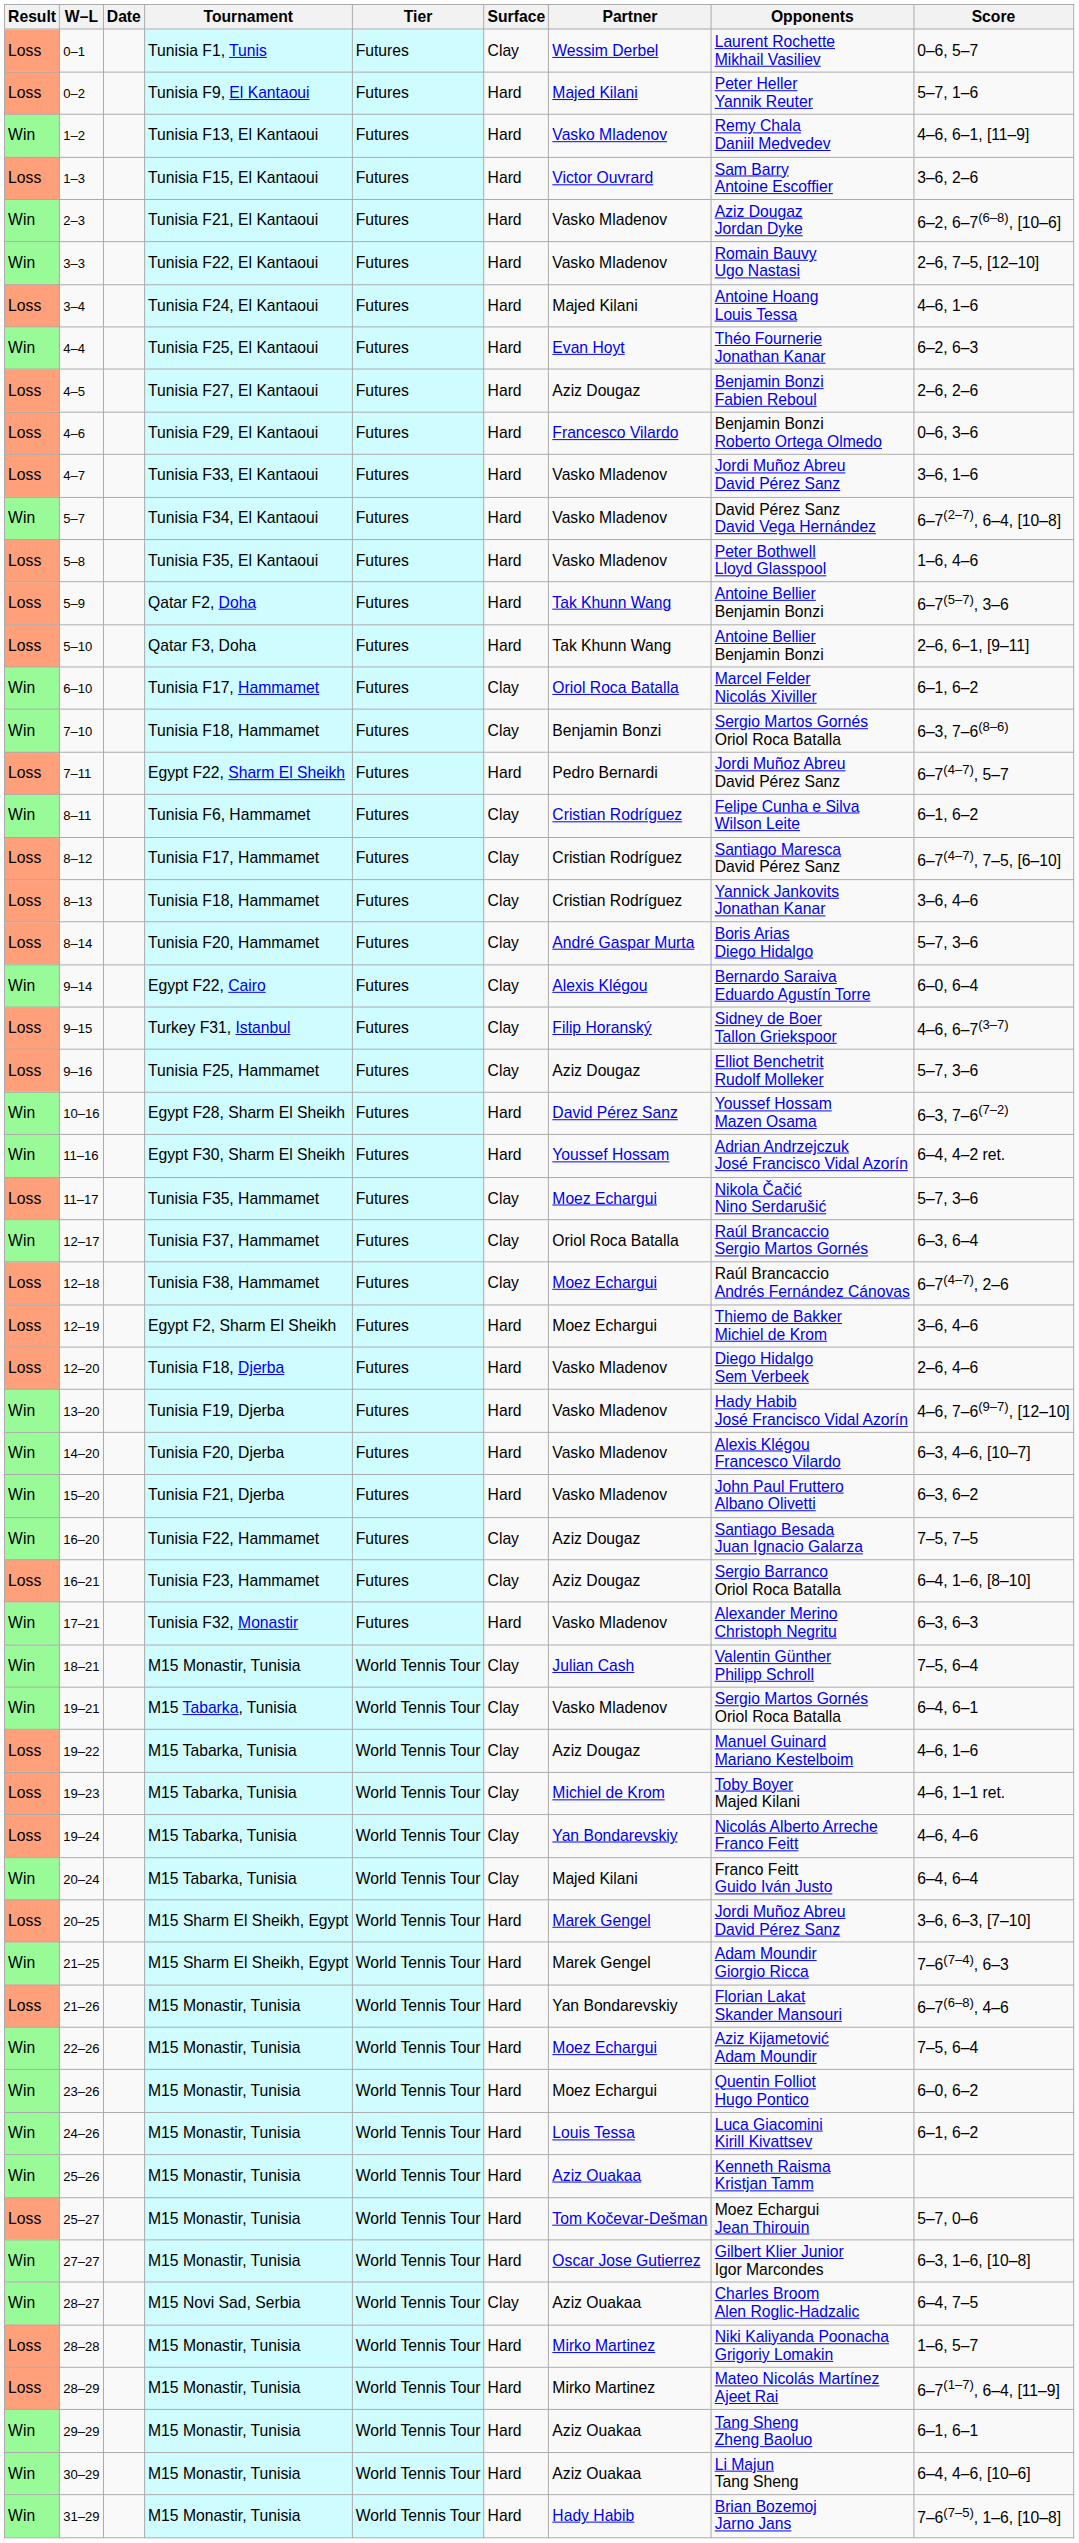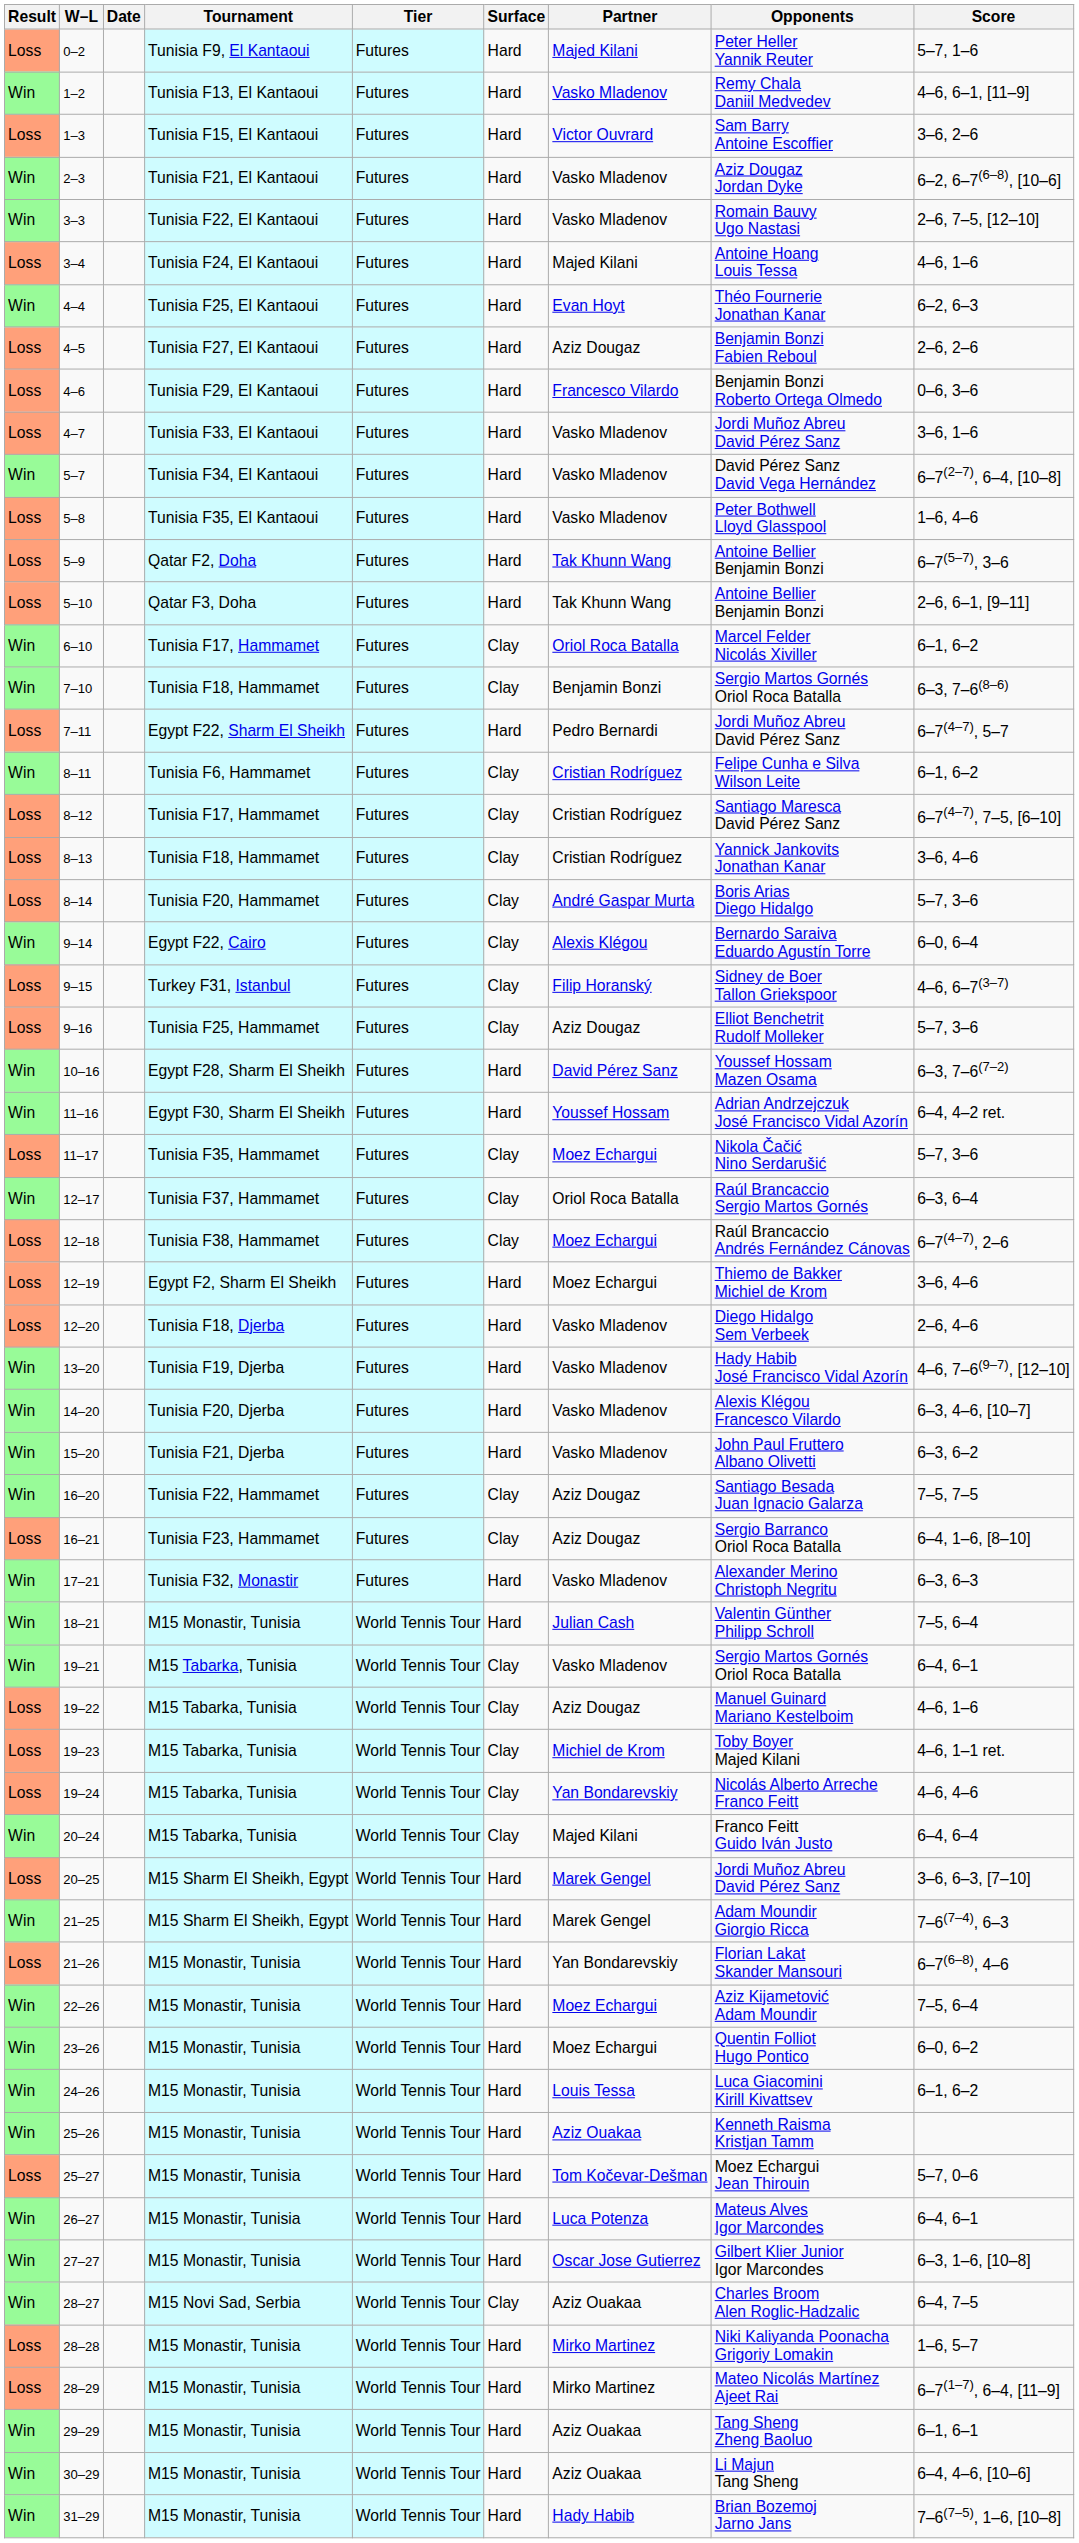- row: (74, 51)
(503, 1665) Clay -> (505, 1623) Hard
+ row: (81, 2219)
